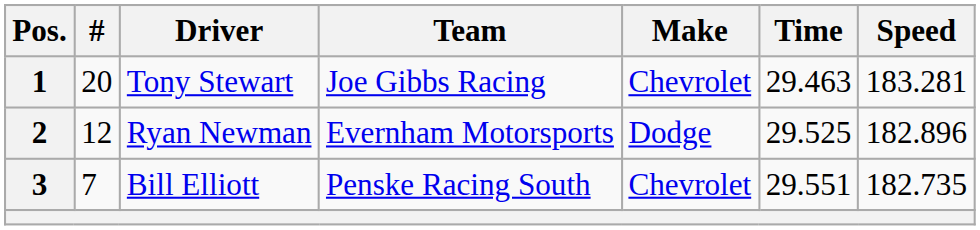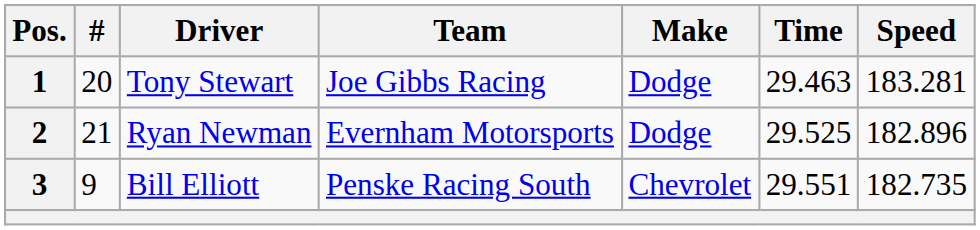(690, 81) Chevrolet -> (670, 81) Dodge
(97, 133) 12 -> (97, 133) 21
(89, 184) 7 -> (89, 184) 9
